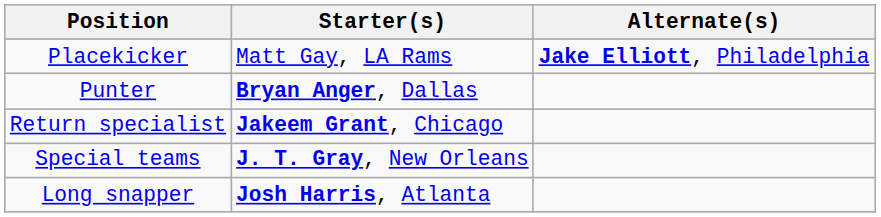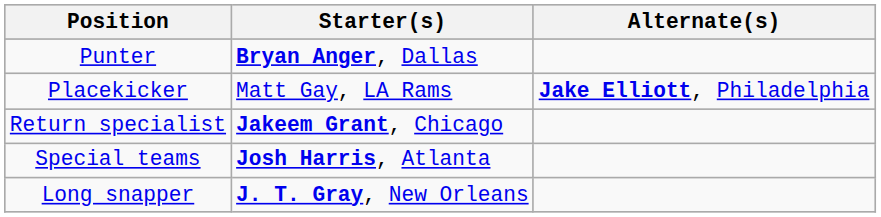rows swapped: (118, 91) <-> (118, 57)
(382, 160) J. T. Gray, New Orleans -> (363, 160) Josh Harris, Atlanta
(363, 195) Josh Harris, Atlanta -> (382, 195) J. T. Gray, New Orleans
